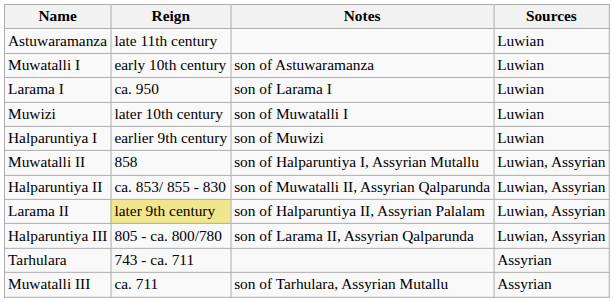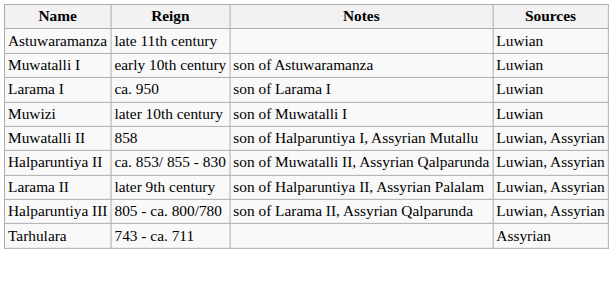- row: (53, 138)
(165, 211) khaki background -> (165, 187) no background
- row: (49, 284)
